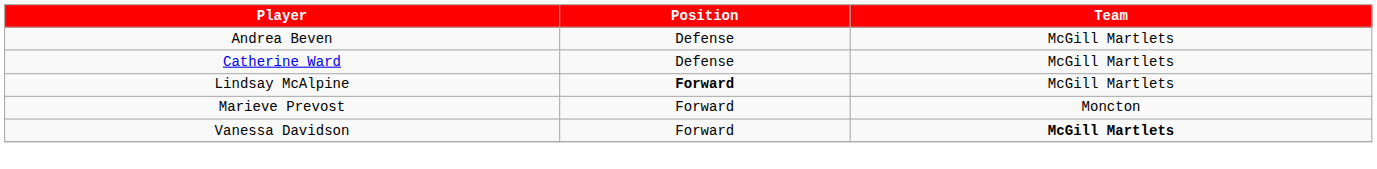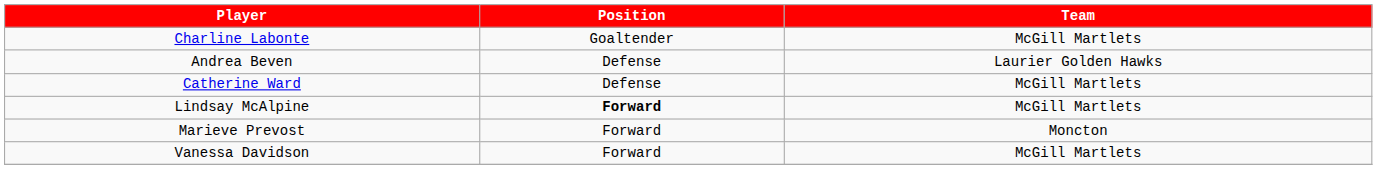+ row: (242, 39)
(1111, 39) McGill Martlets -> (1078, 62) Laurier Golden Hawks
(1111, 130) bold -> (1078, 153) normal
